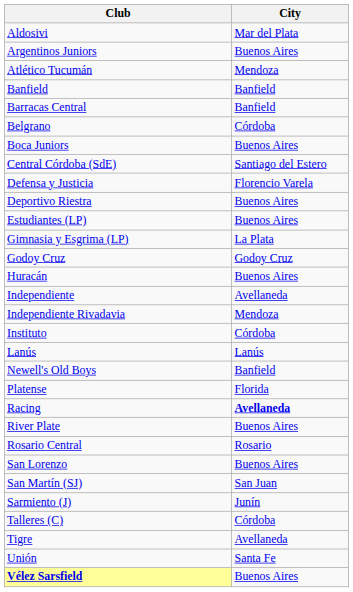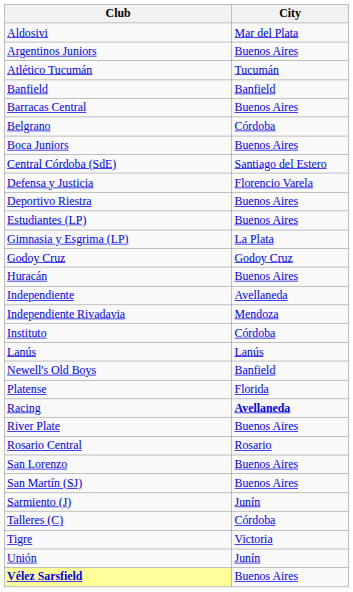(257, 70) Mendoza -> (257, 70) Tucumán
(255, 107) Banfield -> (266, 107) Buenos Aires
(256, 483) San Juan -> (266, 483) Buenos Aires
(261, 539) Avellaneda -> (254, 539) Victoria
(255, 558) Santa Fe -> (247, 558) Junín
